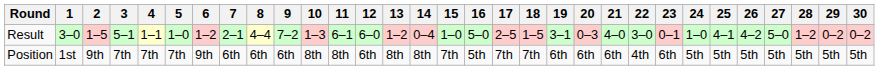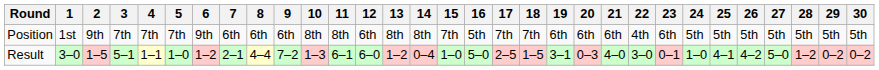rows swapped: (25, 34) <-> (30, 55)
